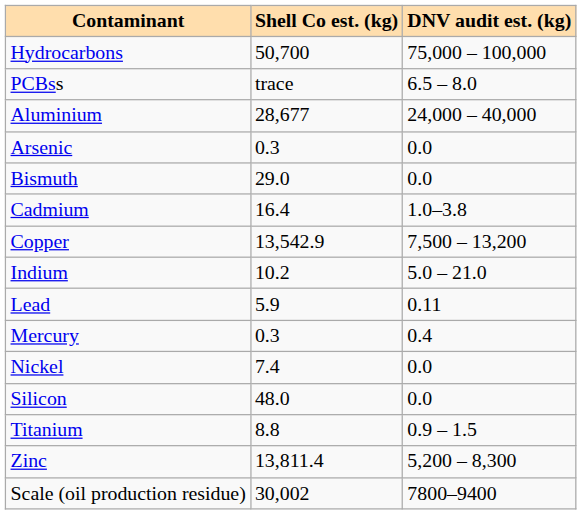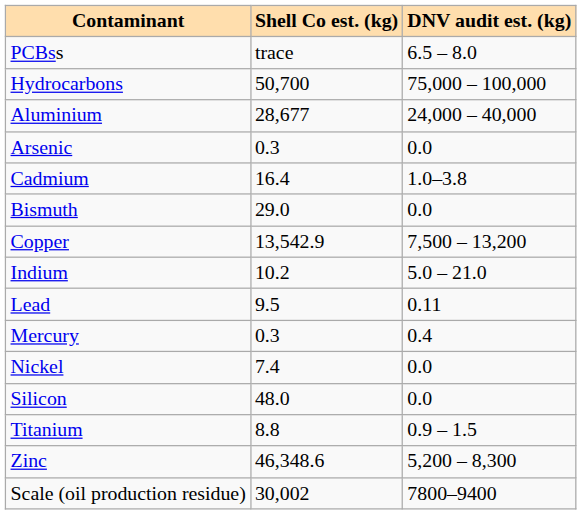rows swapped: (37, 84) <-> (67, 52)
rows swapped: (44, 178) <-> (50, 209)
(267, 304) 5.9 -> (267, 304) 9.5
(289, 461) 13,811.4 -> (290, 461) 46,348.6
